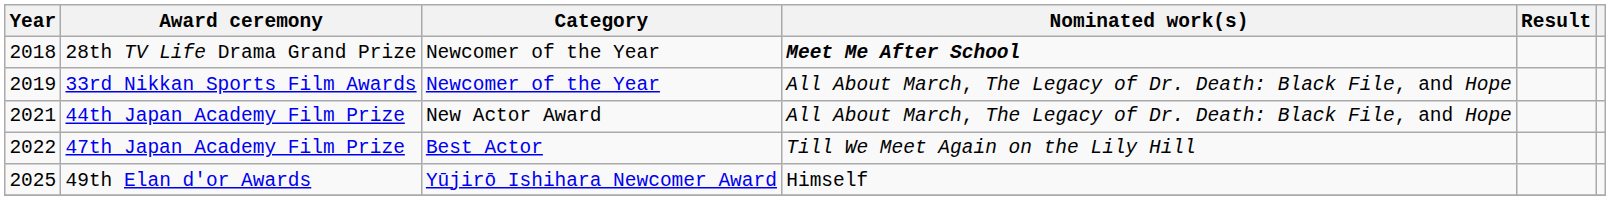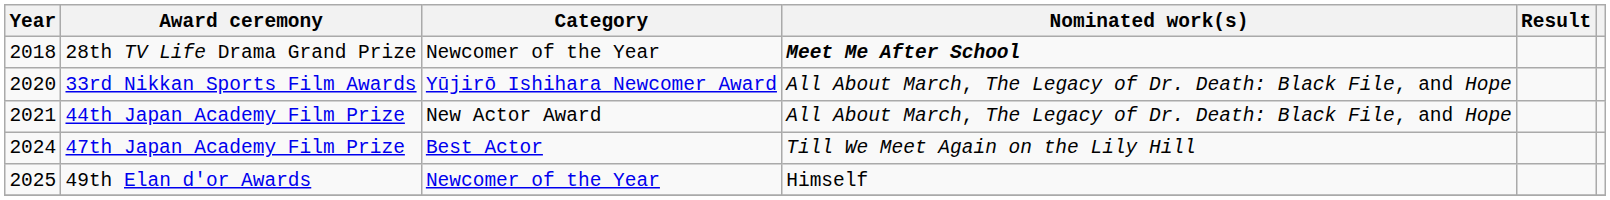(33, 84) 2019 -> (33, 84) 2020
(543, 84) Newcomer of the Year -> (601, 84) Yūjirō Ishihara Newcomer Award
(33, 148) 2022 -> (33, 148) 2024
(601, 180) Yūjirō Ishihara Newcomer Award -> (543, 180) Newcomer of the Year
